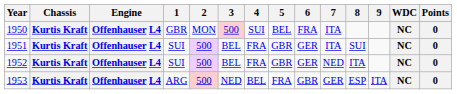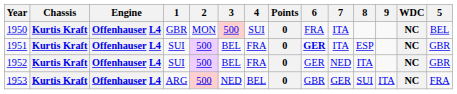columns swapped: (282, 13) <-> (435, 13)
(307, 47) normal -> (314, 47) bold
(357, 47) SUI -> (365, 47) ESP
(357, 80) ESP -> (365, 80) SUI
